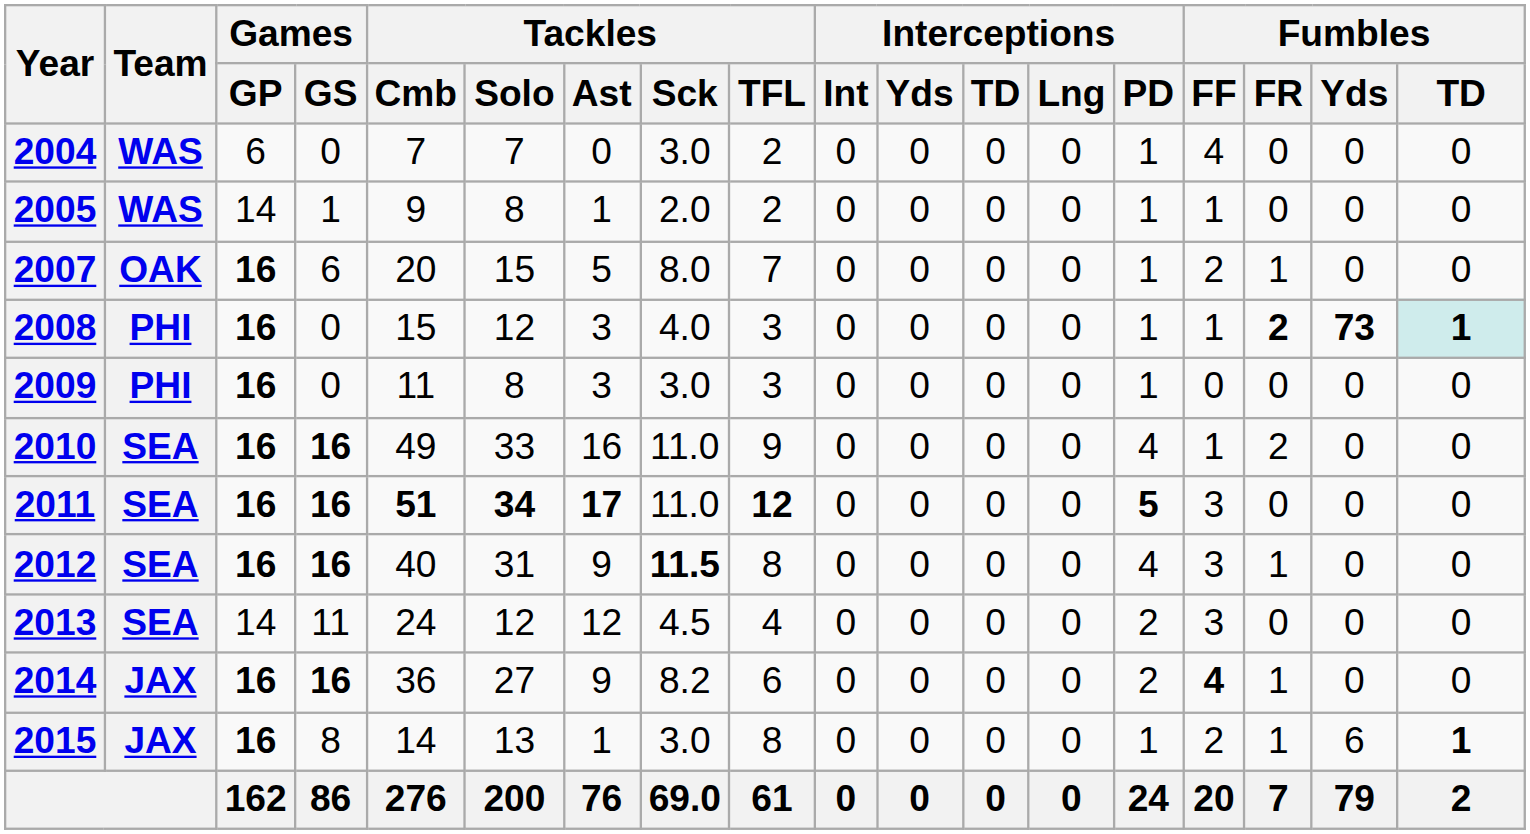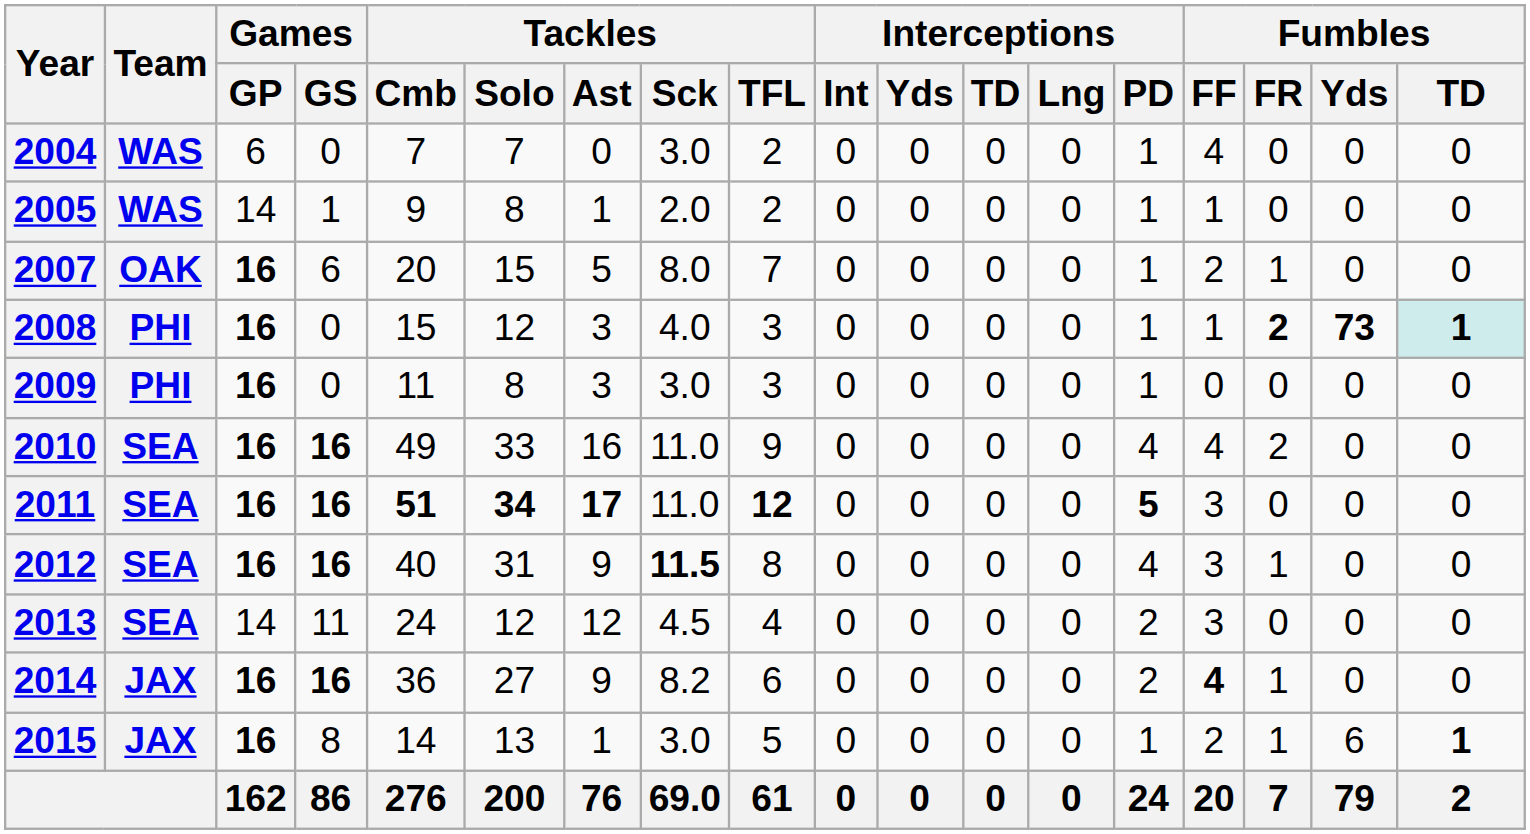(1214, 446) 1 -> (1214, 446) 4
(772, 740) 8 -> (772, 740) 5
